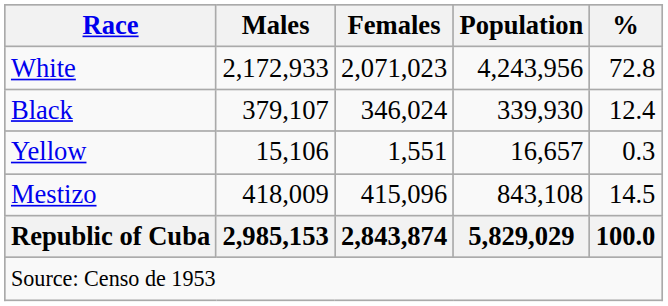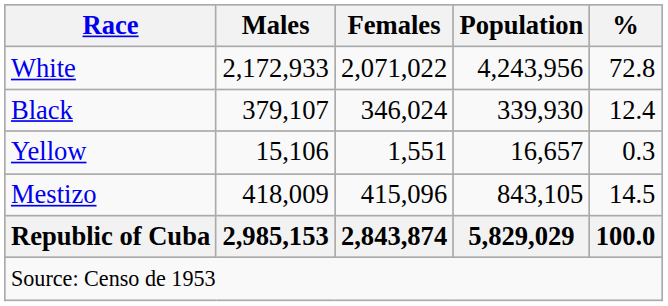(394, 67) 2,071,023 -> (394, 67) 2,071,022
(540, 194) 843,108 -> (540, 194) 843,105
